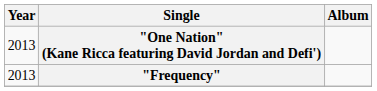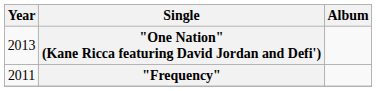(22, 75) 2013 -> (22, 75) 2011
